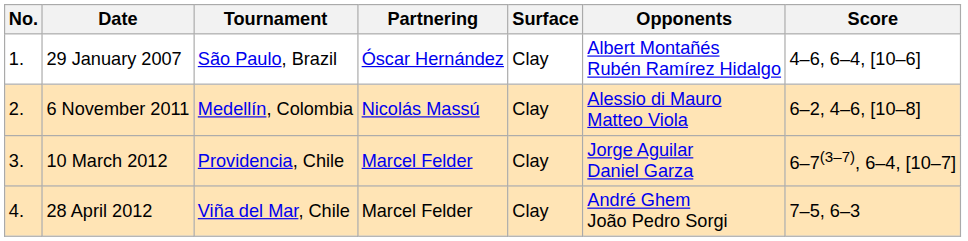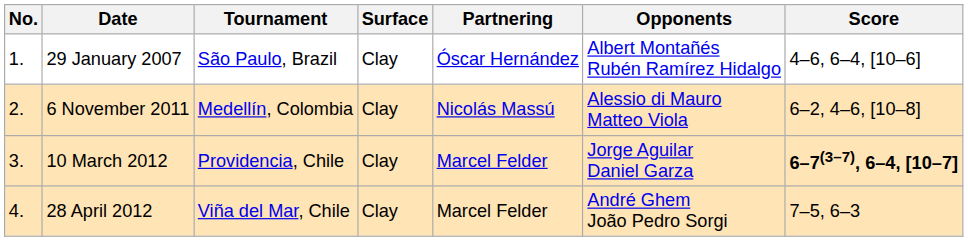columns swapped: (546, 18) <-> (433, 18)
(873, 159) normal -> (874, 159) bold
